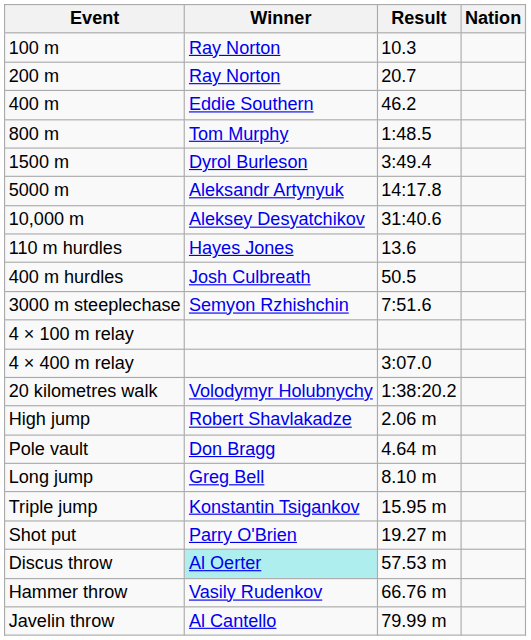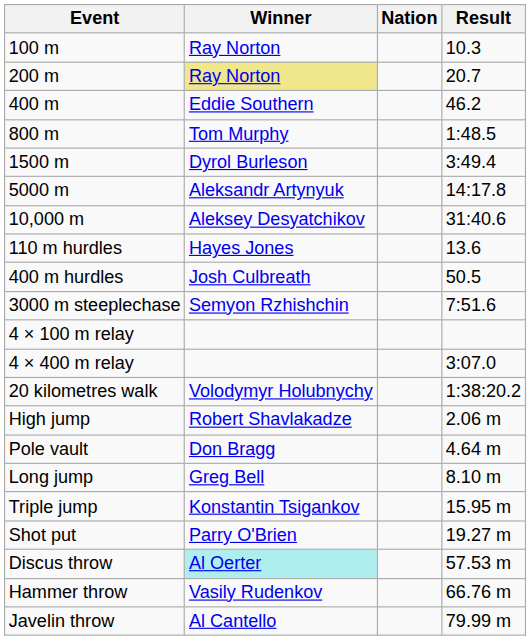columns swapped: (419, 18) <-> (493, 18)
(235, 76) no background -> (235, 76) khaki background
